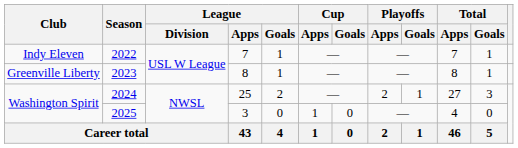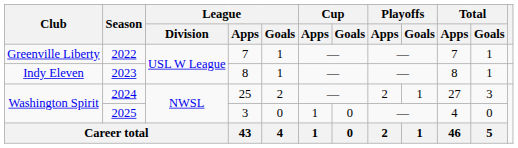(54, 53) Indy Eleven -> (54, 53) Greenville Liberty
(54, 73) Greenville Liberty -> (54, 73) Indy Eleven
